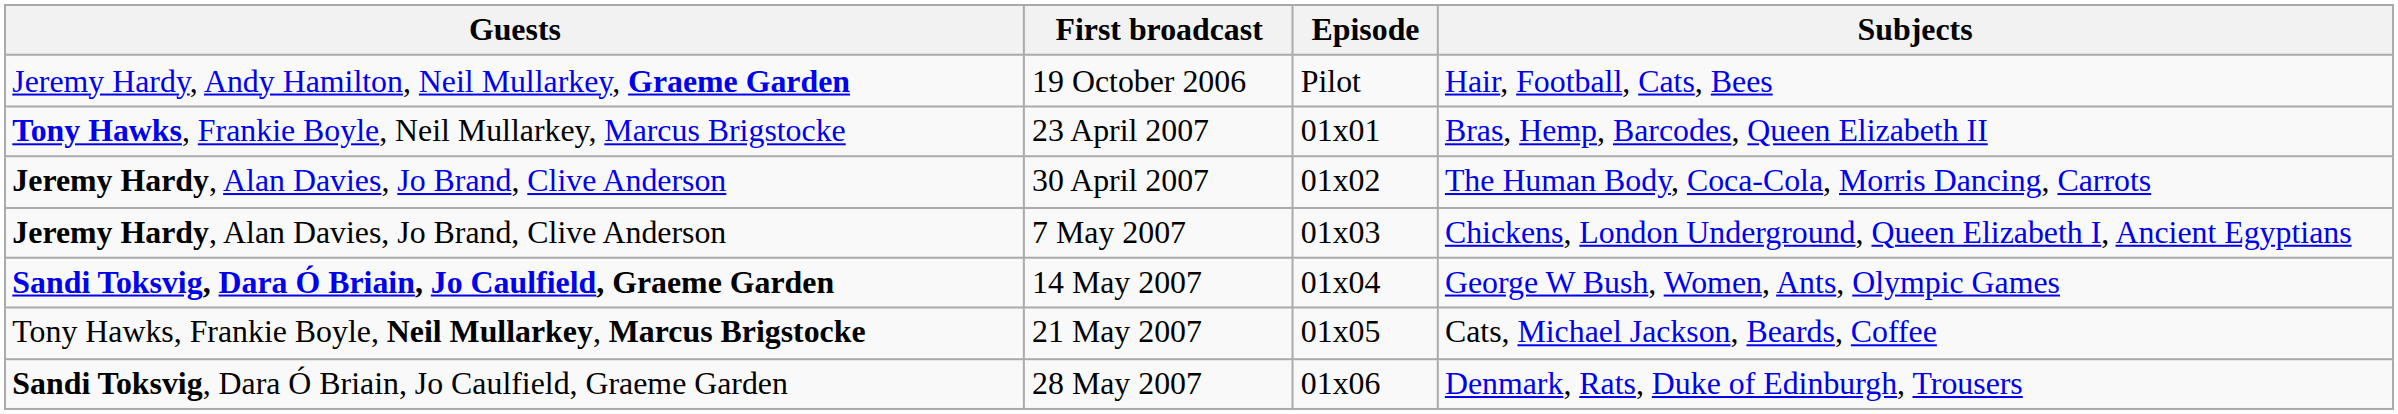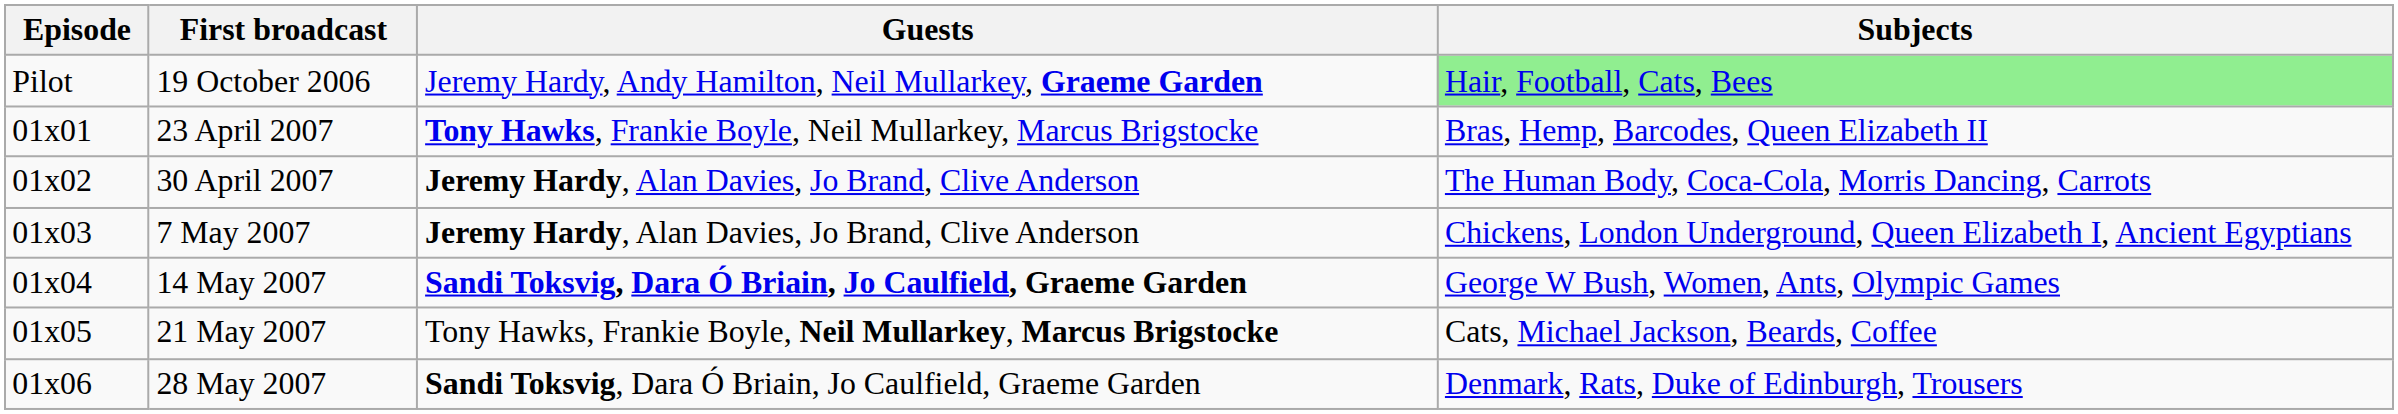columns swapped: (1366, 29) <-> (515, 29)
(1609, 80) no background -> (1609, 80) lightgreen background
